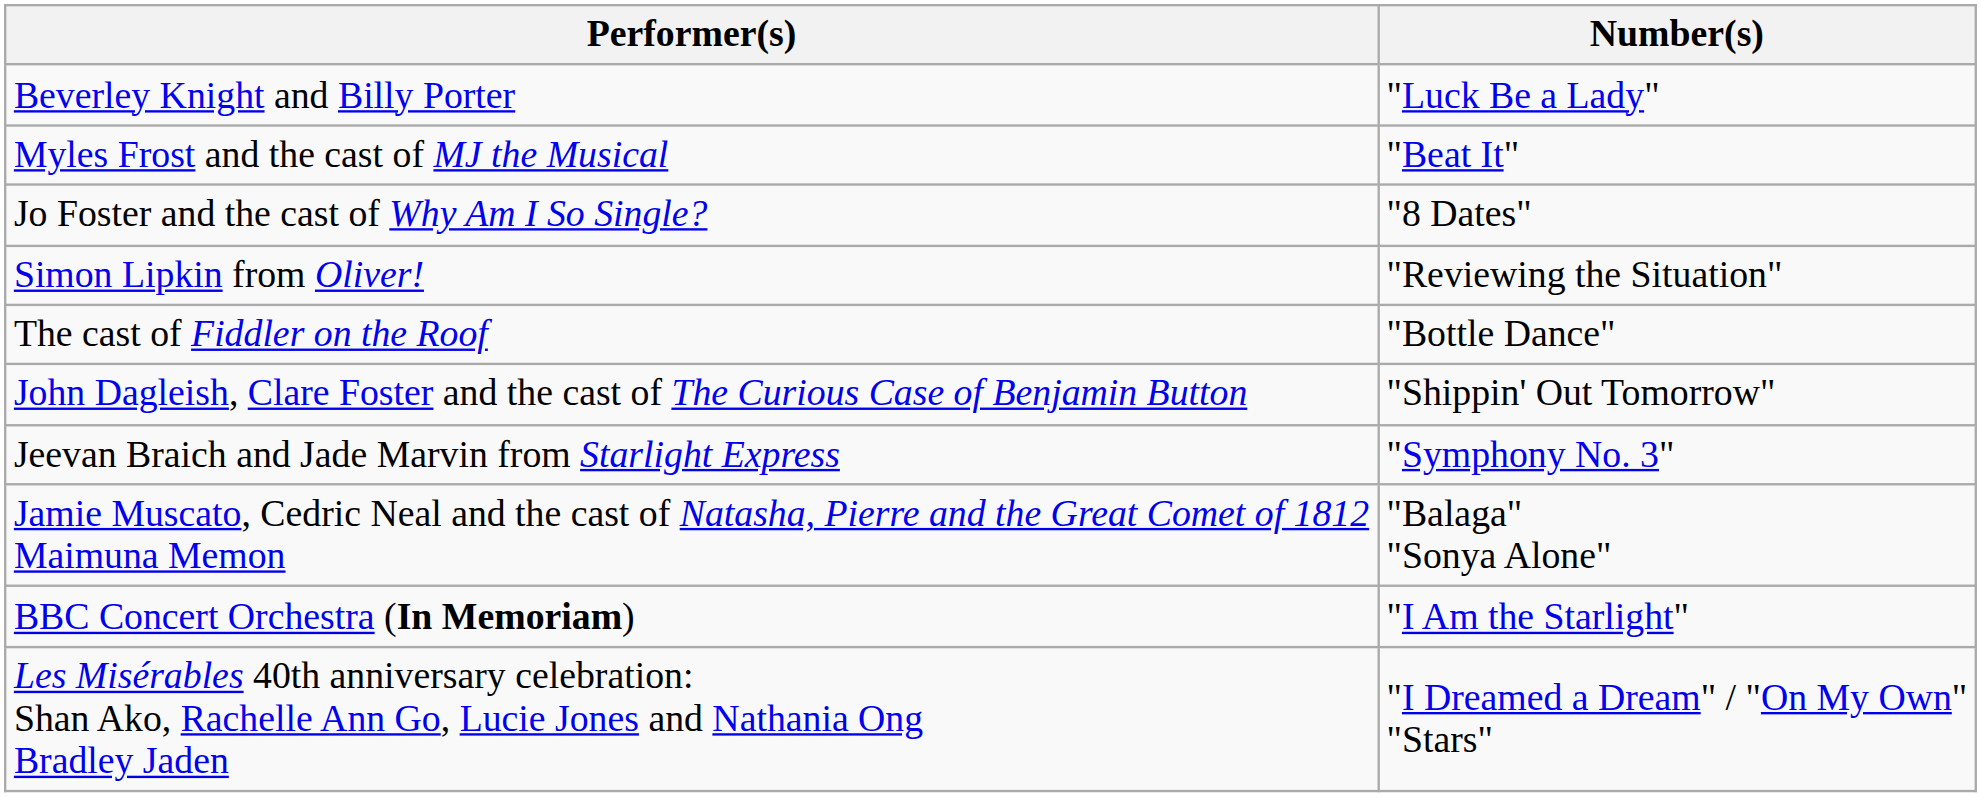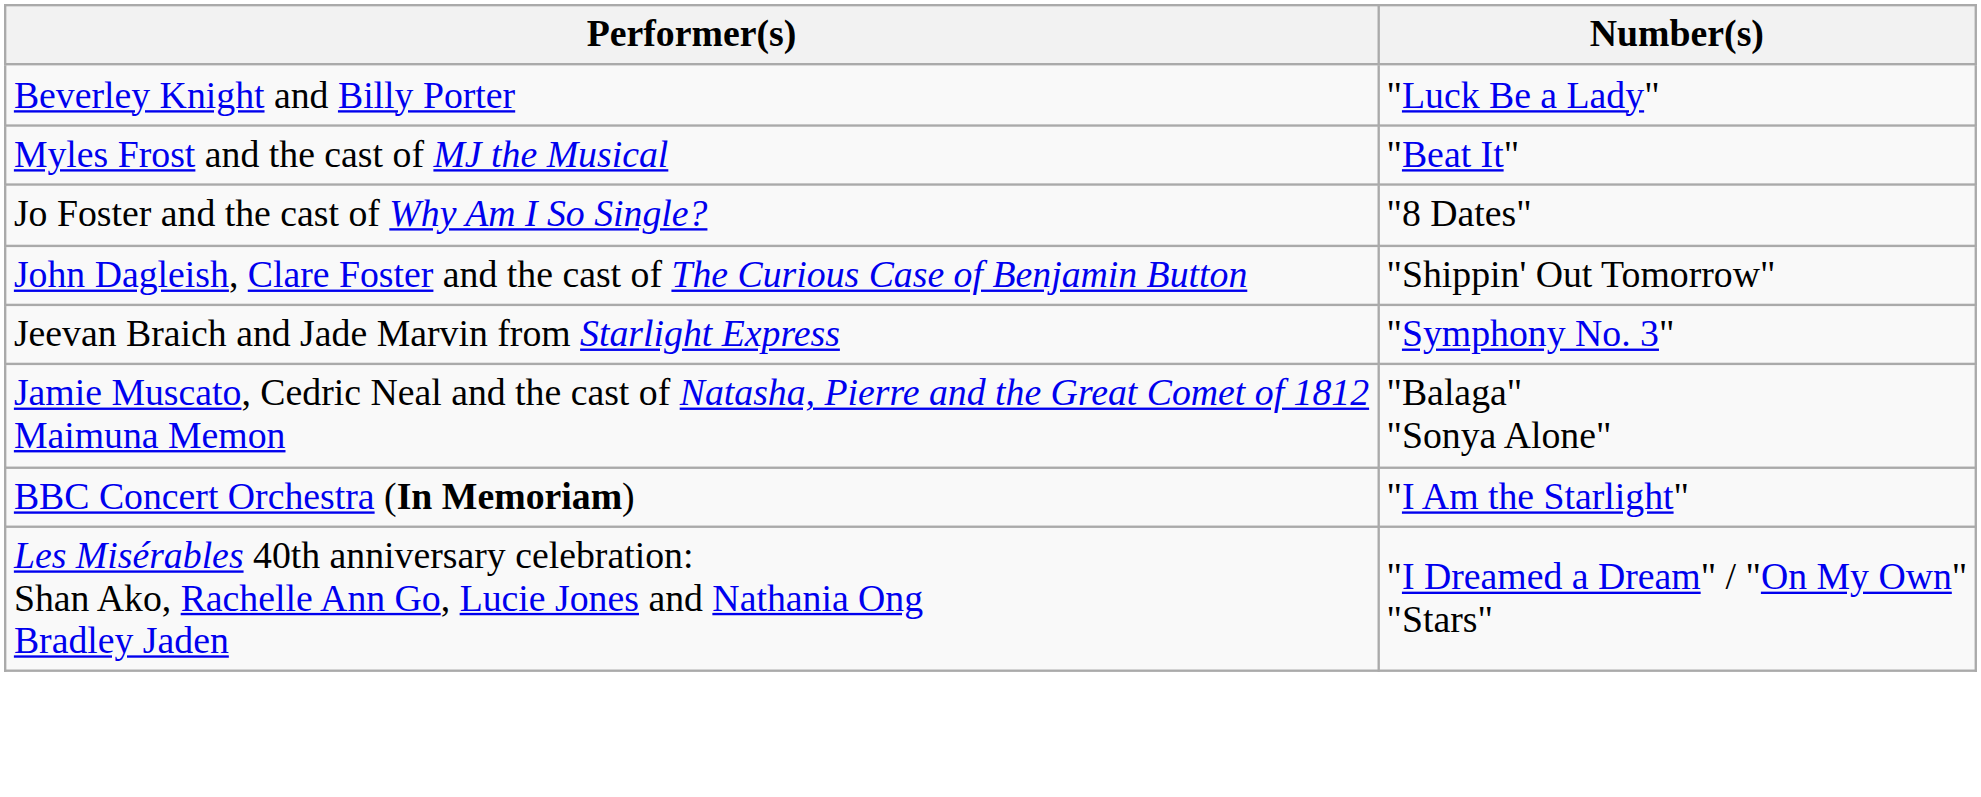- row: (219, 273)
- row: (251, 333)
